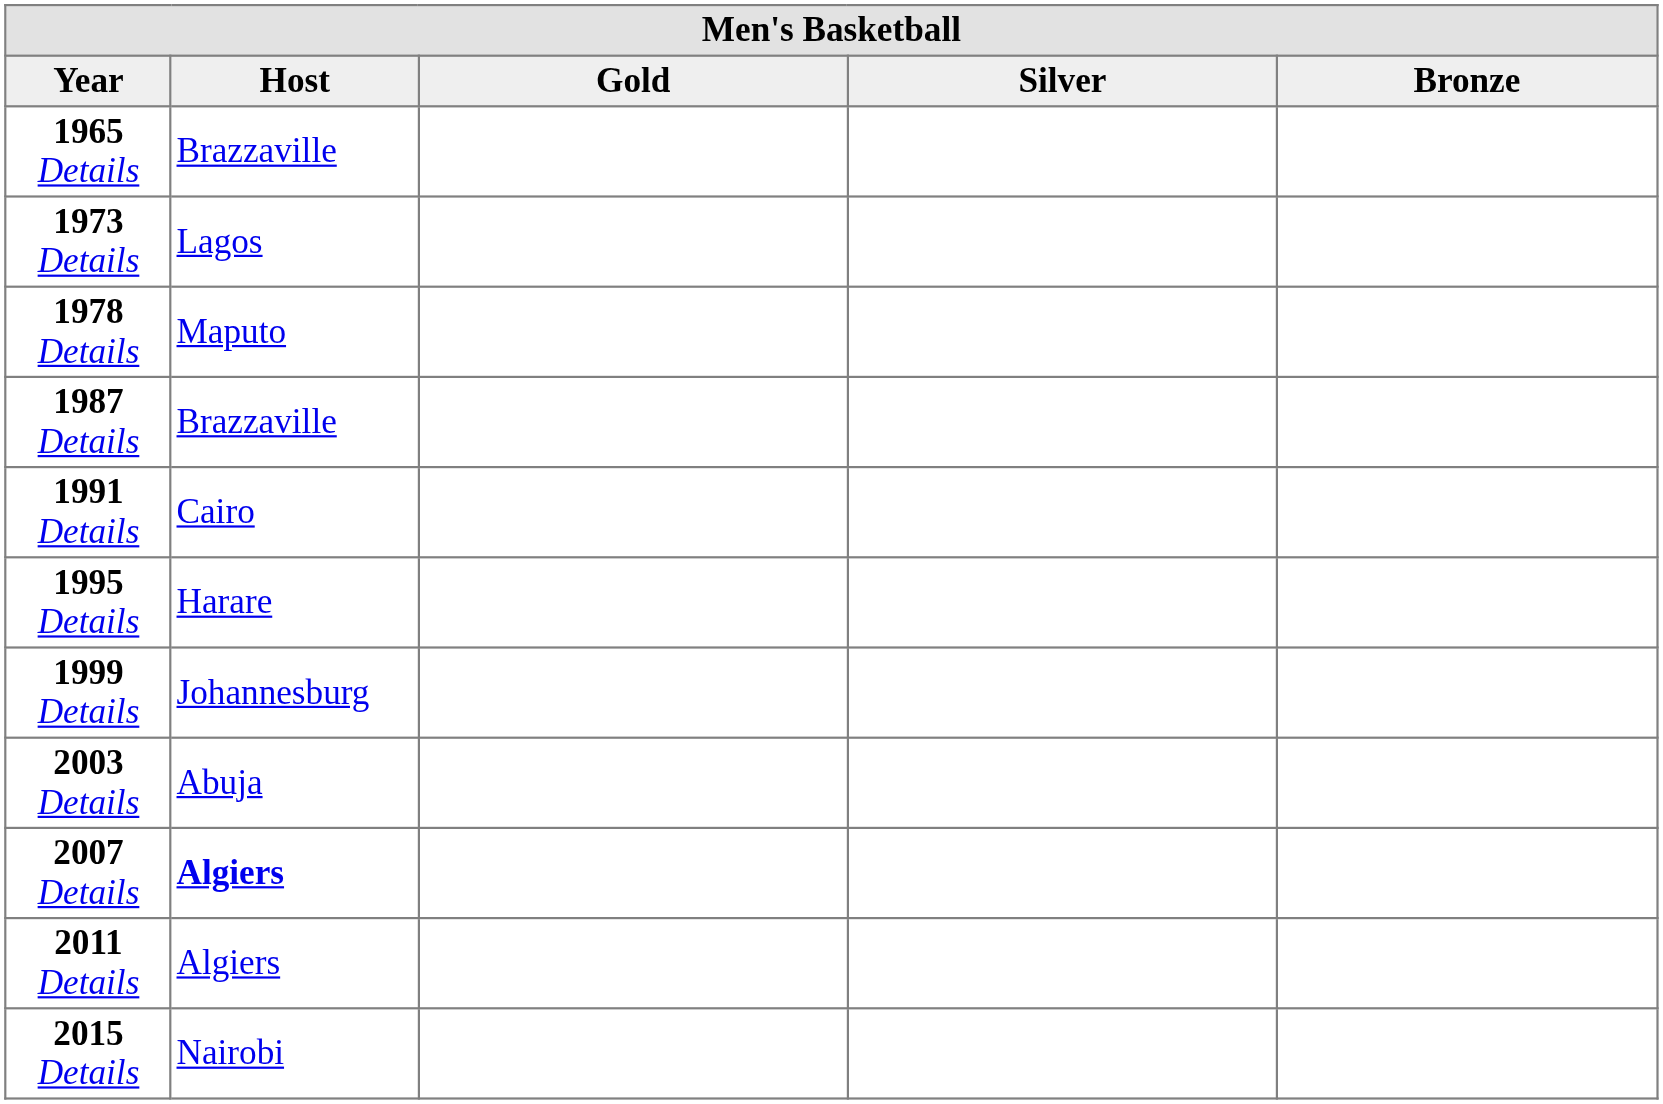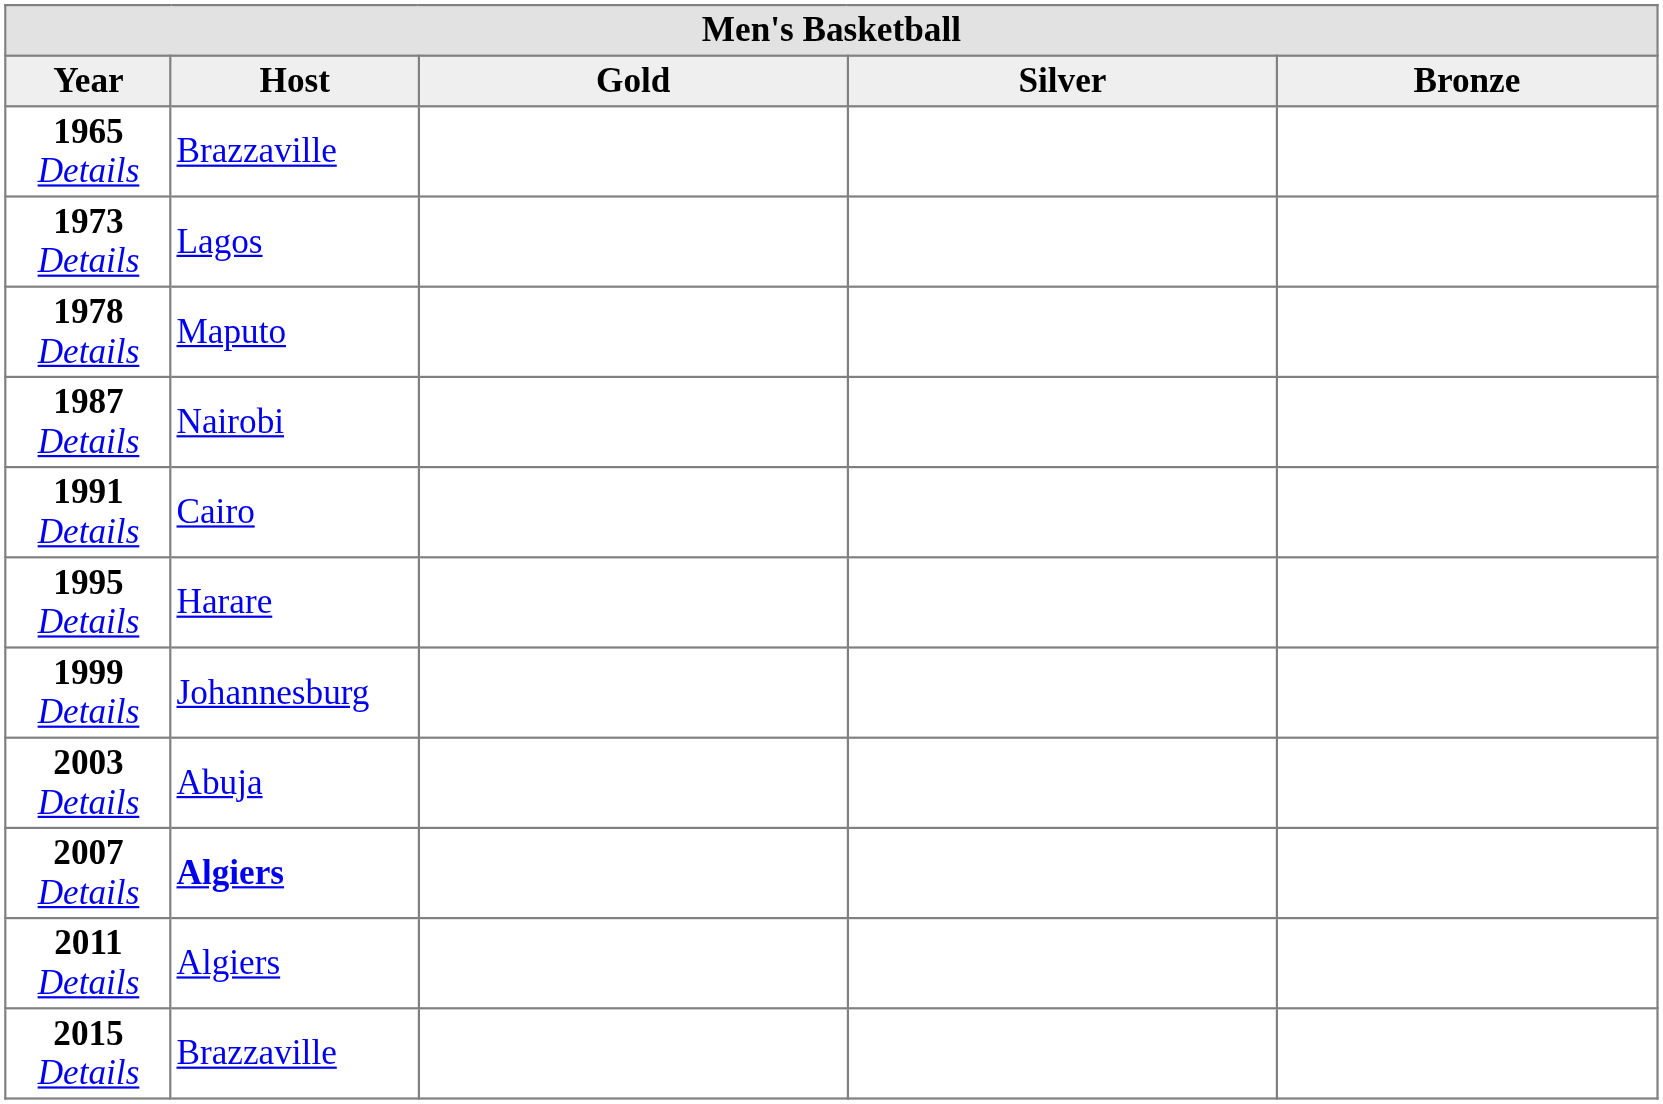(257, 421) Brazzaville -> (230, 421) Nairobi
(230, 1052) Nairobi -> (257, 1052) Brazzaville
